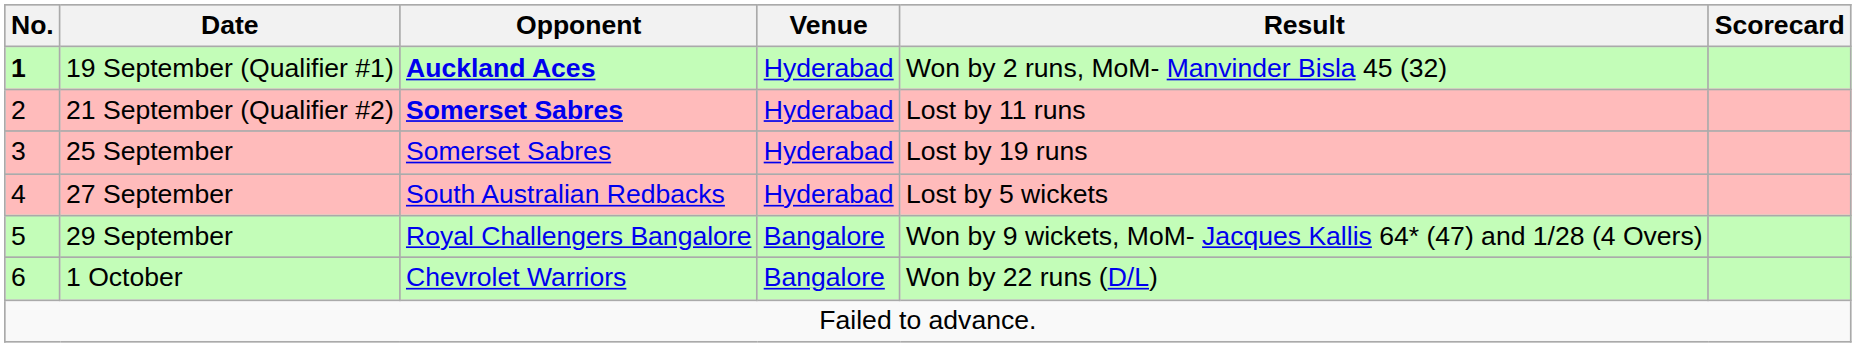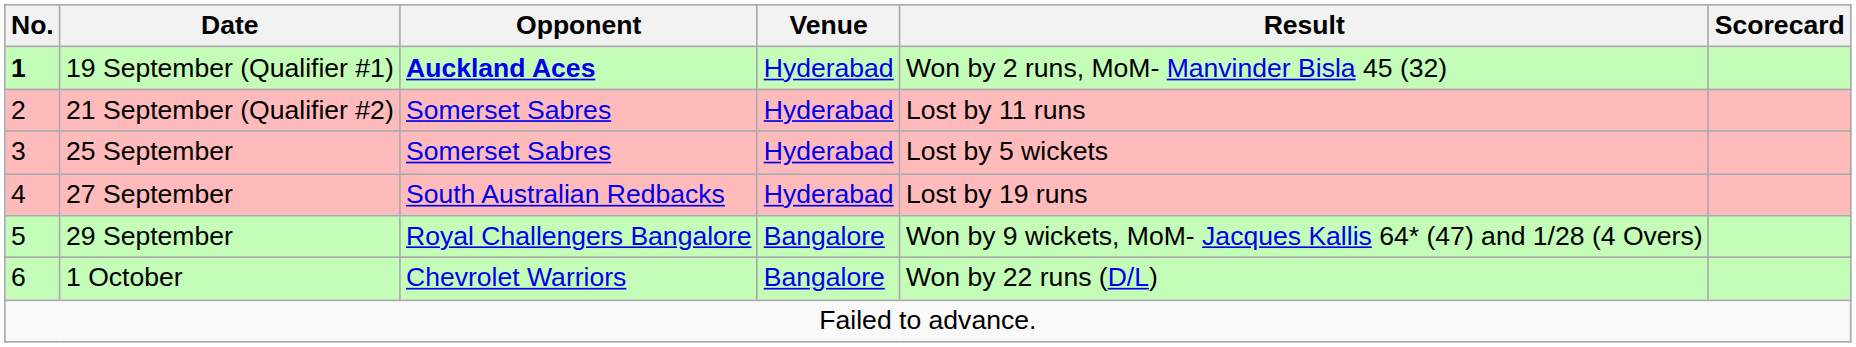(514, 109) bold -> (509, 109) normal
(997, 151) Lost by 19 runs -> (1007, 151) Lost by 5 wickets
(1007, 194) Lost by 5 wickets -> (997, 194) Lost by 19 runs
